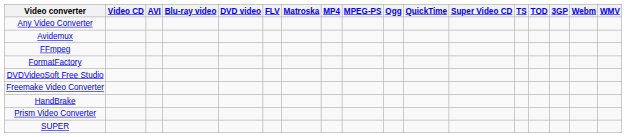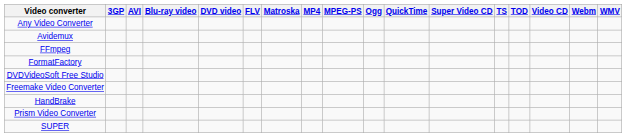columns swapped: (560, 10) <-> (126, 10)
